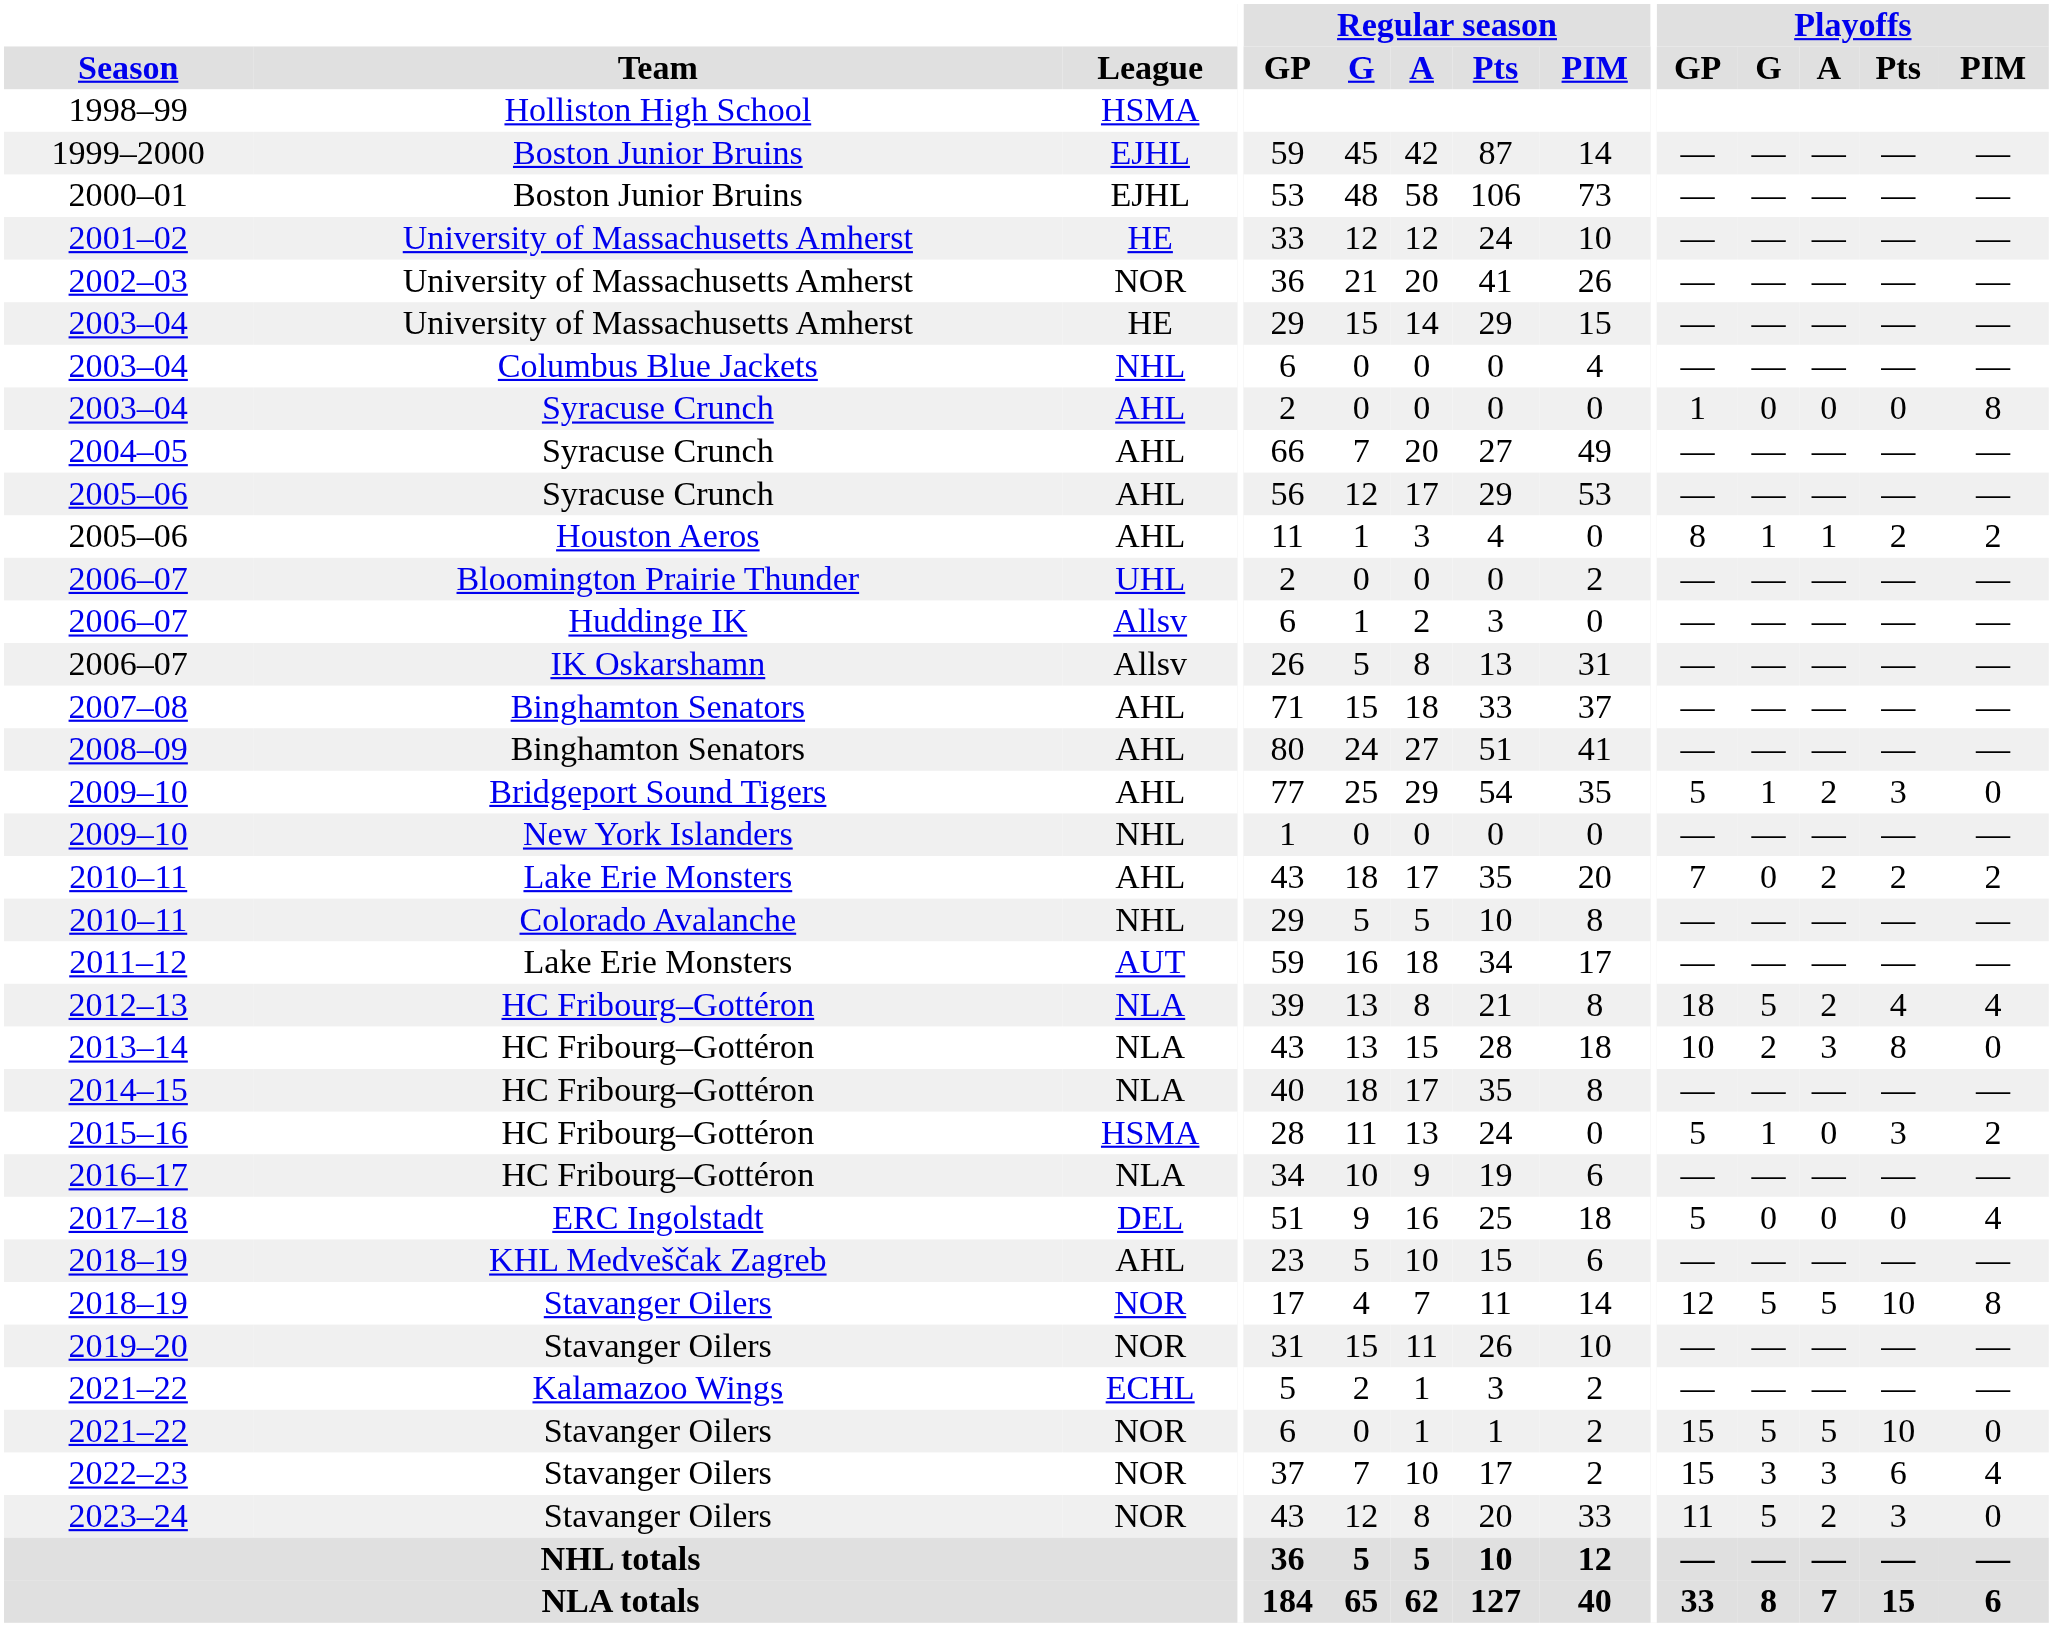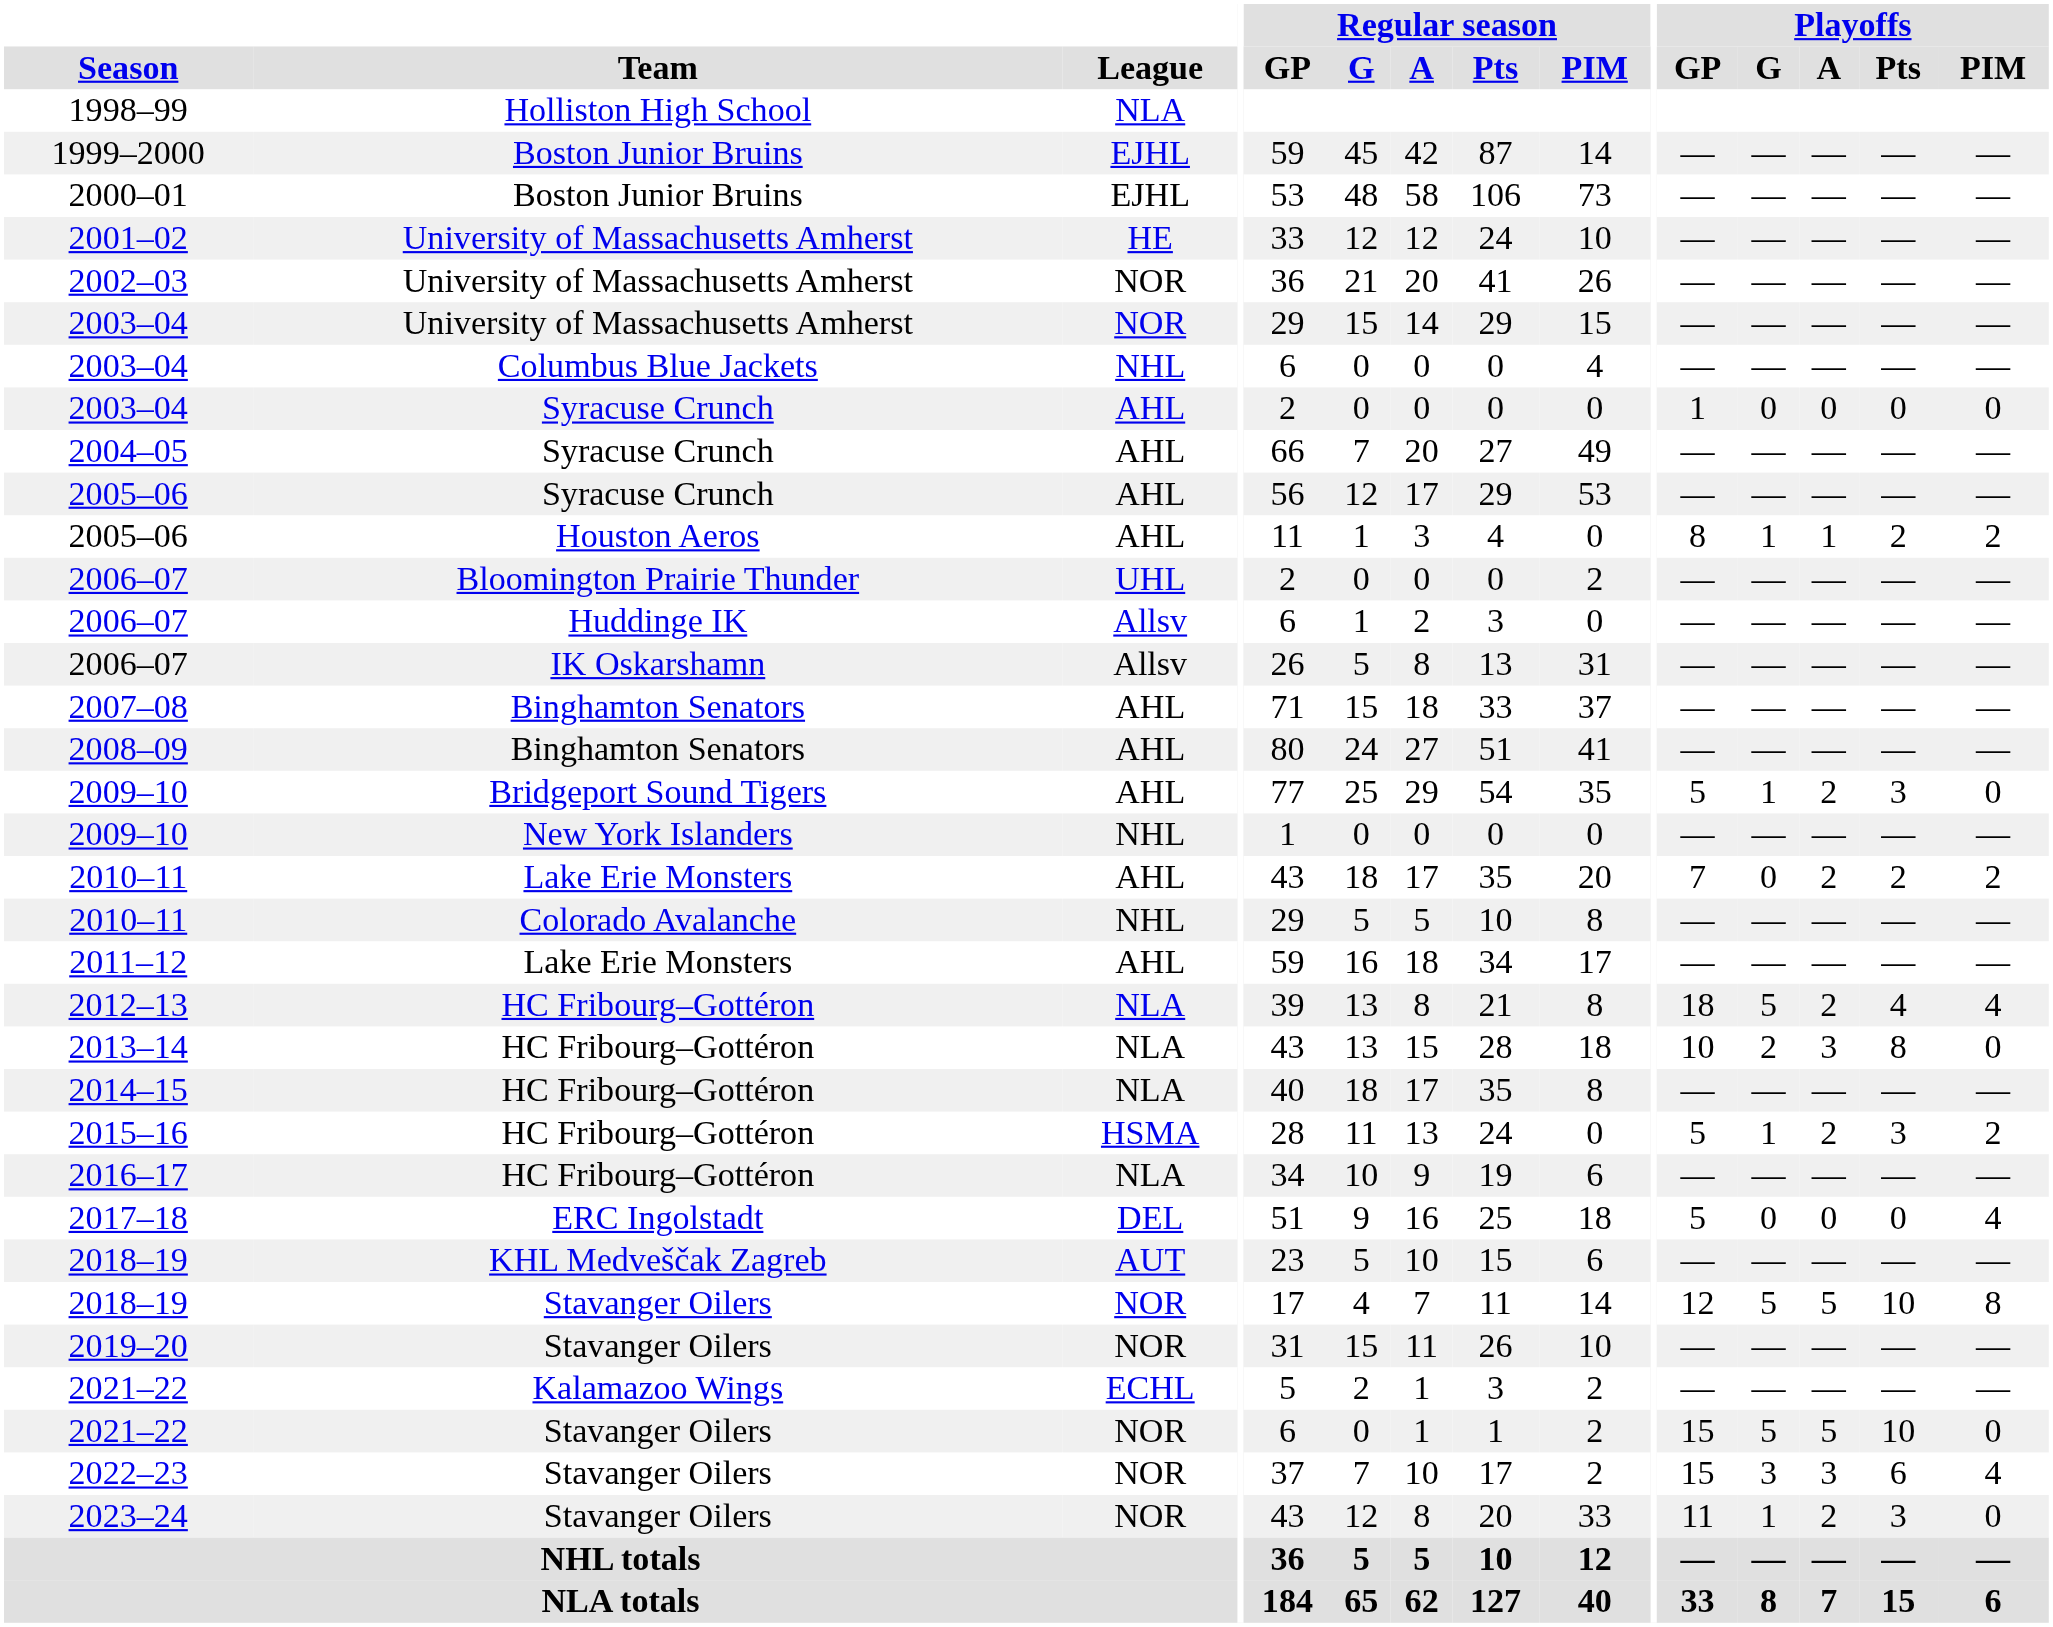(1150, 109) HSMA -> (1150, 109) NLA
(1150, 322) HE -> (1150, 322) NOR
(1993, 408) 8 -> (1993, 408) 0
(1150, 961) AUT -> (1150, 961) AHL
(1829, 1132) 0 -> (1829, 1132) 2
(1150, 1260) AHL -> (1150, 1260) AUT
(1768, 1515) 5 -> (1768, 1515) 1
